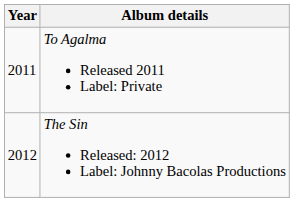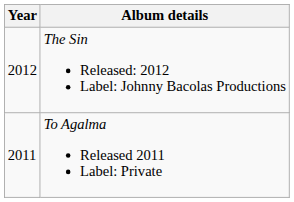rows swapped: (165, 63) <-> (165, 148)
